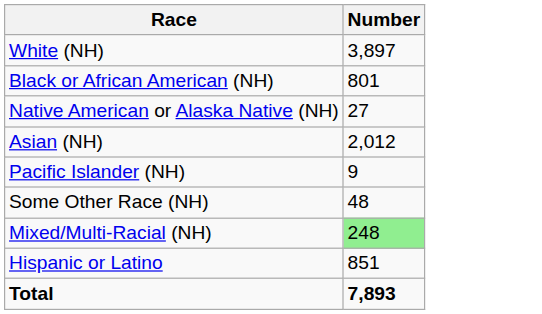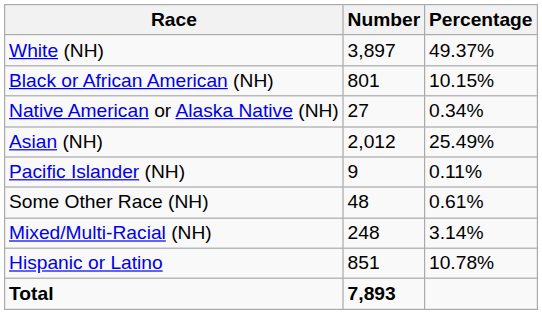+ column: (481, 19)
(364, 232) lightgreen background -> (364, 232) no background
